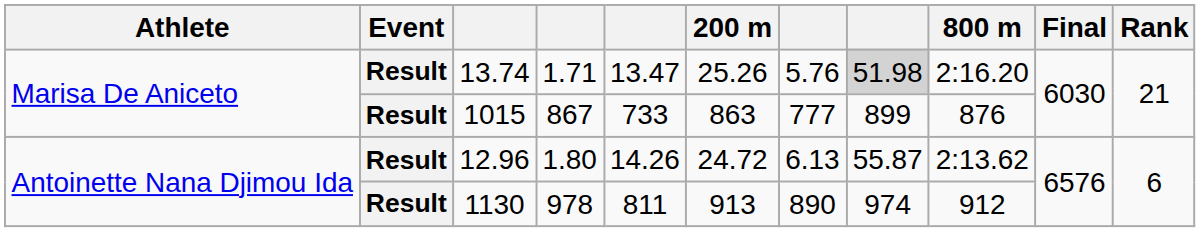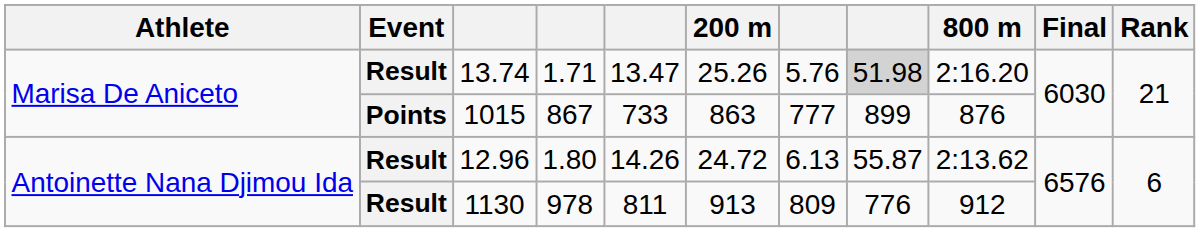(406, 116) Result -> (406, 116) Points
(812, 204) 890 -> (812, 204) 809
(888, 204) 974 -> (888, 204) 776
